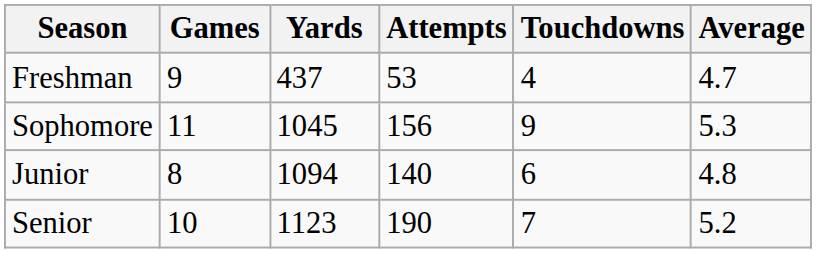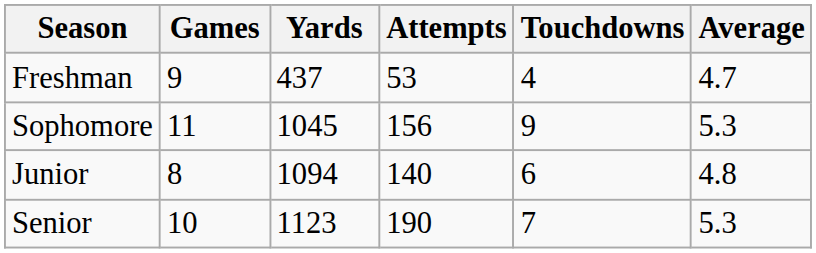(718, 222) 5.2 -> (718, 222) 5.3
